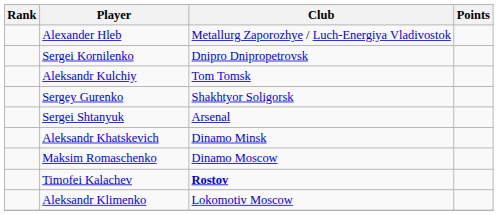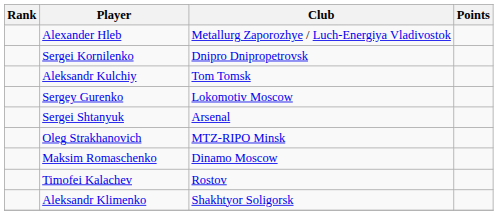(243, 97) Shakhtyor Soligorsk -> (242, 97) Lokomotiv Moscow
+ row: (92, 138)
- row: (100, 138)
(210, 179) bold -> (209, 179) normal
(242, 199) Lokomotiv Moscow -> (243, 199) Shakhtyor Soligorsk
